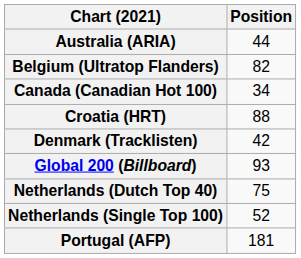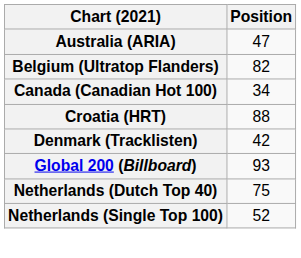(261, 41) 44 -> (261, 41) 47
- row: (116, 240)
